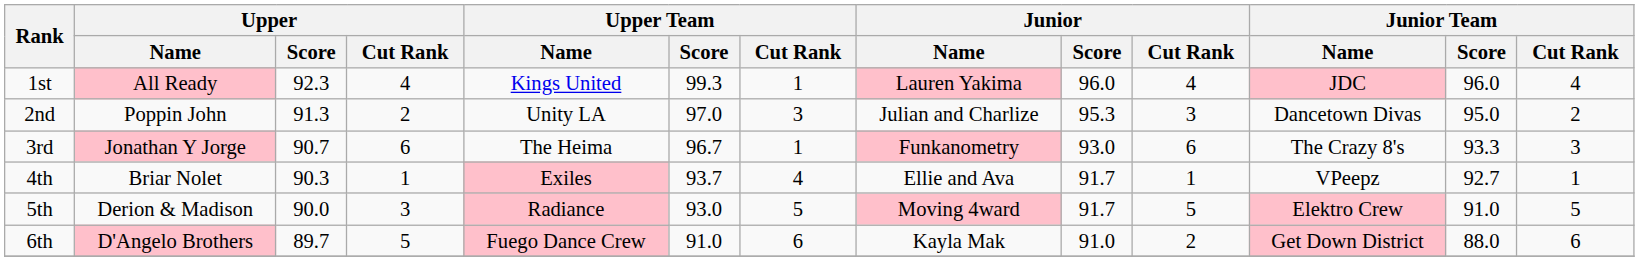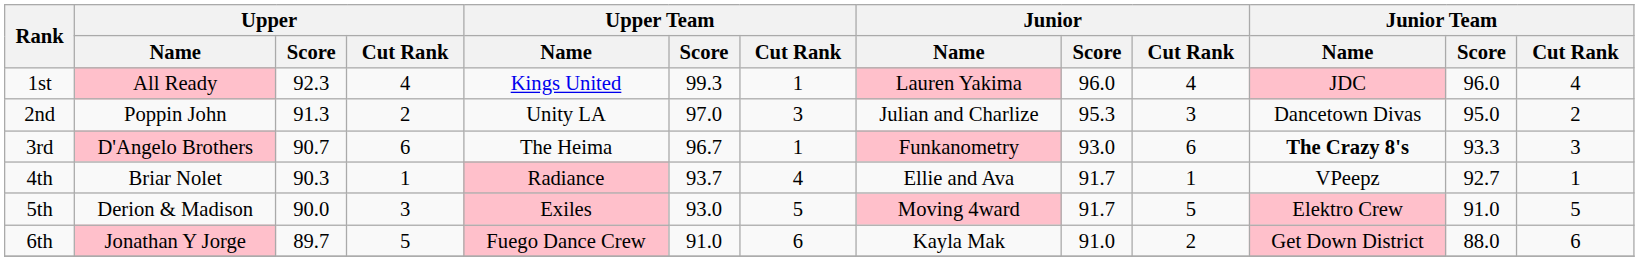(175, 146) Jonathan Y Jorge -> (175, 146) D'Angelo Brothers
(1348, 146) normal -> (1348, 146) bold
(566, 178) Exiles -> (566, 178) Radiance
(566, 209) Radiance -> (566, 209) Exiles
(175, 240) D'Angelo Brothers -> (175, 240) Jonathan Y Jorge
